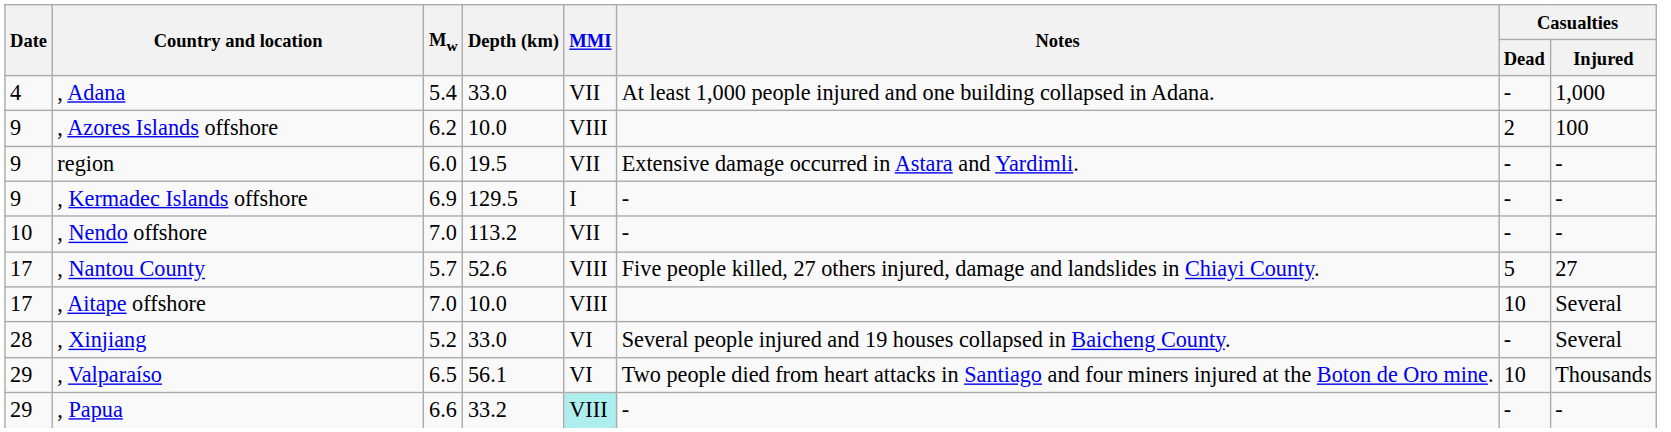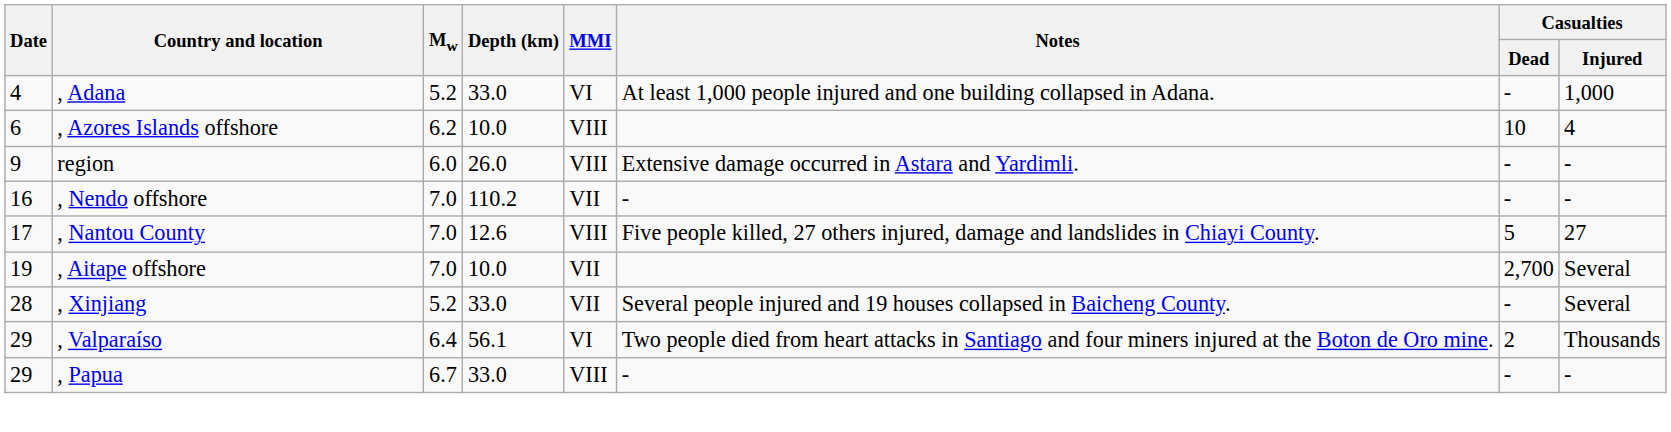(443, 92) 5.4 -> (443, 92) 5.2
(585, 92) VII -> (581, 92) VI
(16, 127) 9 -> (16, 127) 6
(1509, 127) 2 -> (1515, 127) 10
(1572, 127) 100 -> (1570, 127) 4
(487, 163) 19.5 -> (487, 163) 26.0
(585, 163) VII -> (588, 163) VIII
- row: (183, 198)
(21, 233) 10 -> (21, 198) 16
(493, 233) 113.2 -> (493, 198) 110.2
(443, 269) 5.7 -> (443, 233) 7.0
(487, 269) 52.6 -> (487, 233) 12.6
(21, 304) 17 -> (21, 269) 19
(588, 304) VIII -> (585, 269) VII
(1515, 304) 10 -> (1529, 269) 2,700
(581, 339) VI -> (585, 304) VII
(443, 374) 6.5 -> (443, 339) 6.4
(1515, 374) 10 -> (1509, 339) 2
(443, 410) 6.6 -> (443, 374) 6.7
(487, 410) 33.2 -> (487, 374) 33.0
(588, 410) paleturquoise background -> (588, 374) no background
